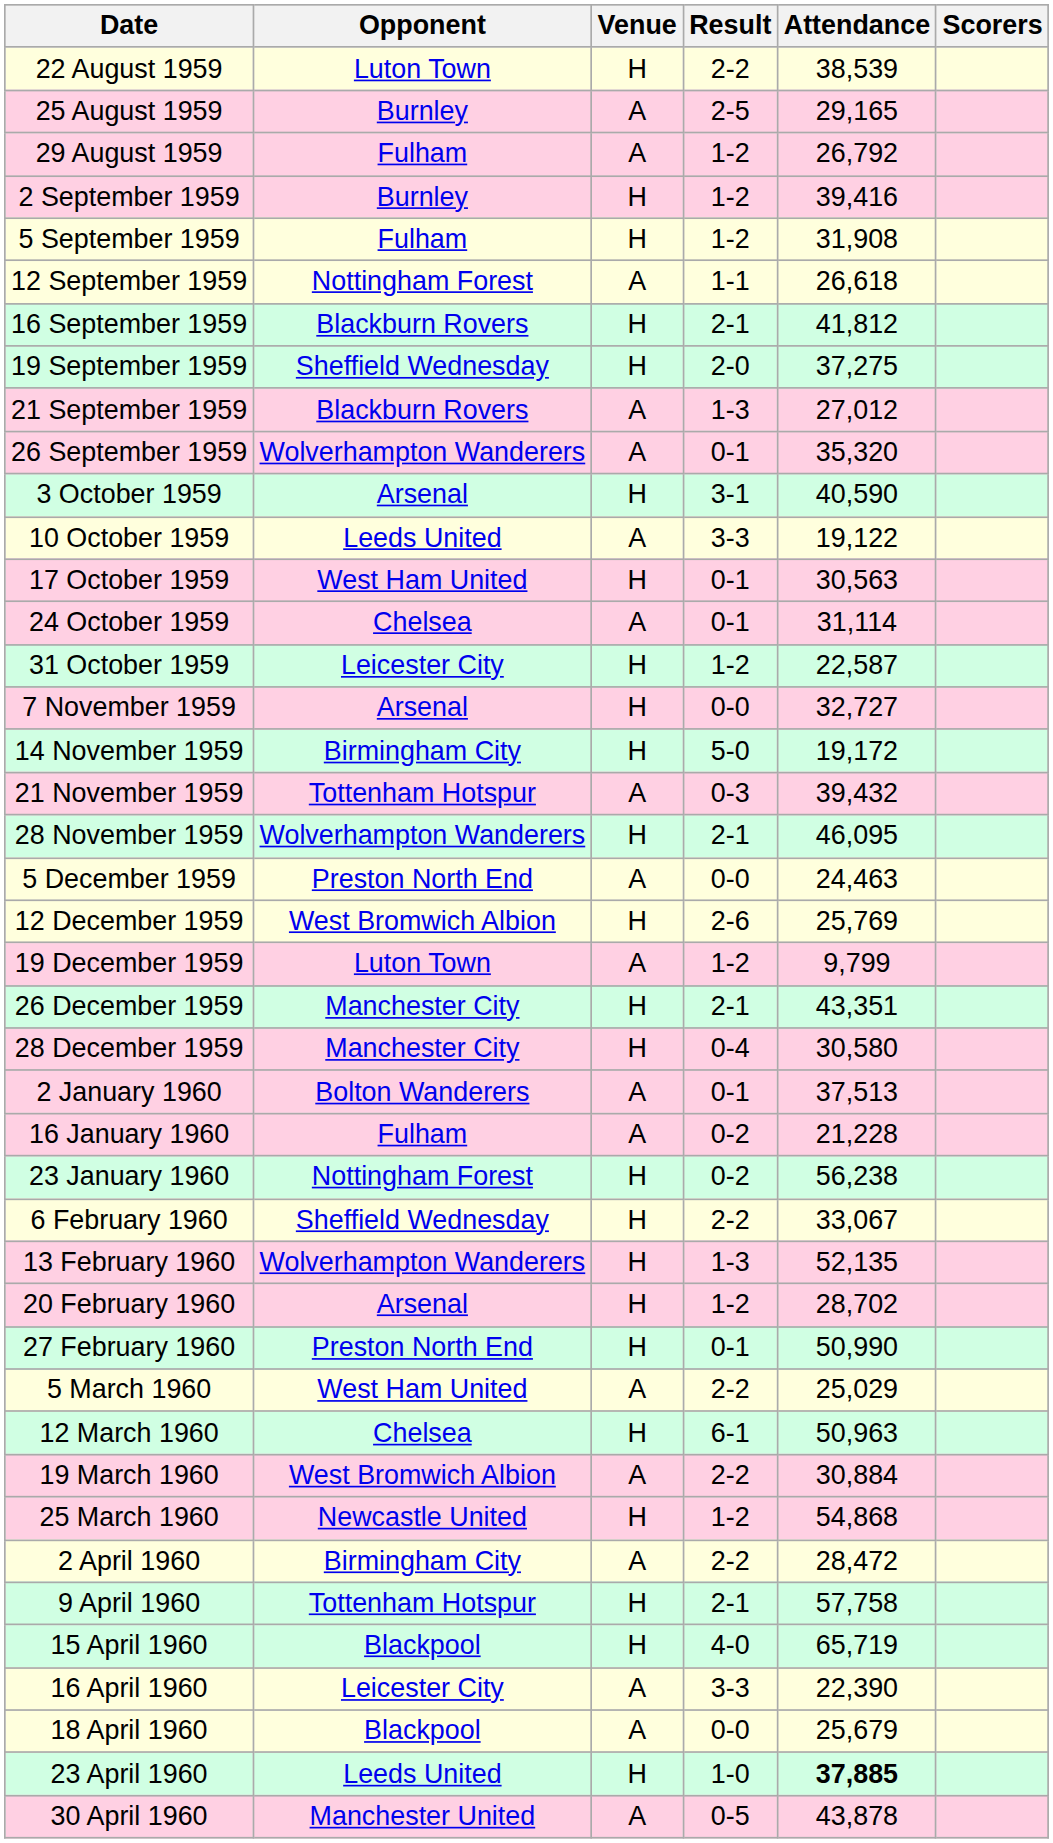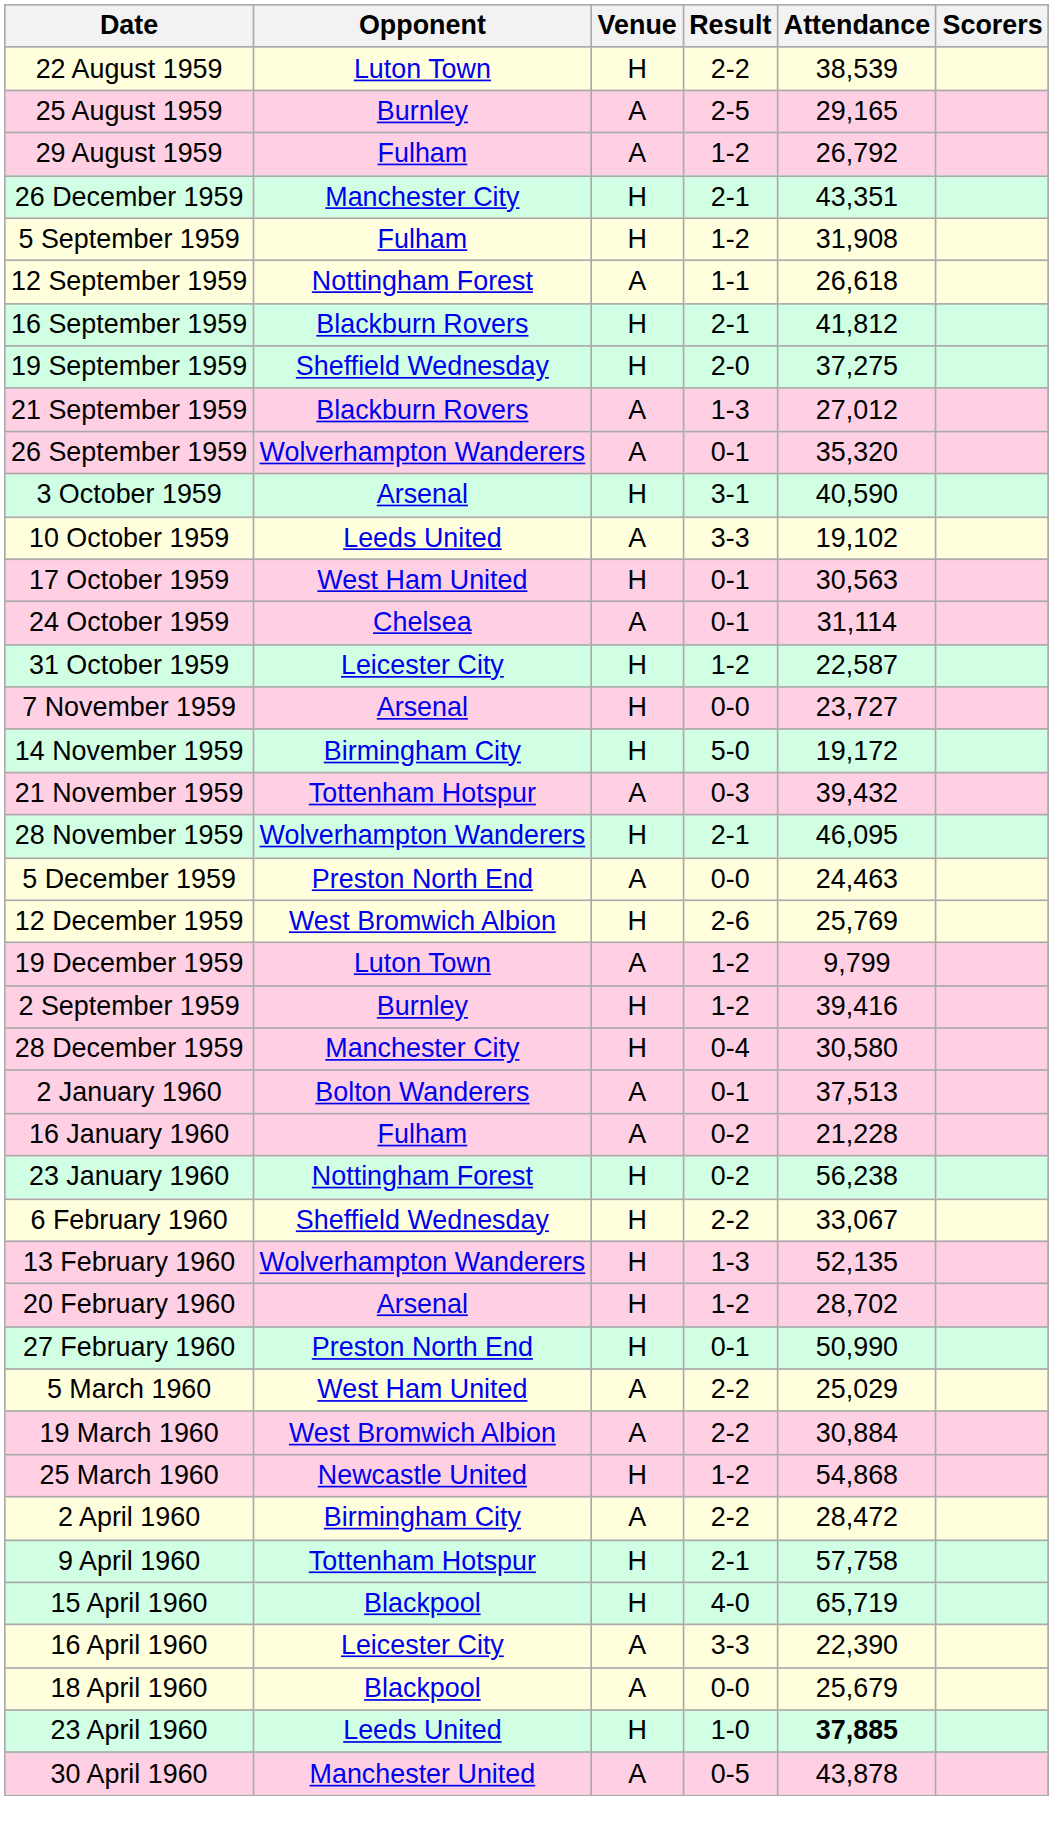rows swapped: (129, 196) <-> (129, 1006)
(857, 537) 19,122 -> (857, 537) 19,102
(857, 707) 32,727 -> (857, 707) 23,727
- row: (129, 1432)
